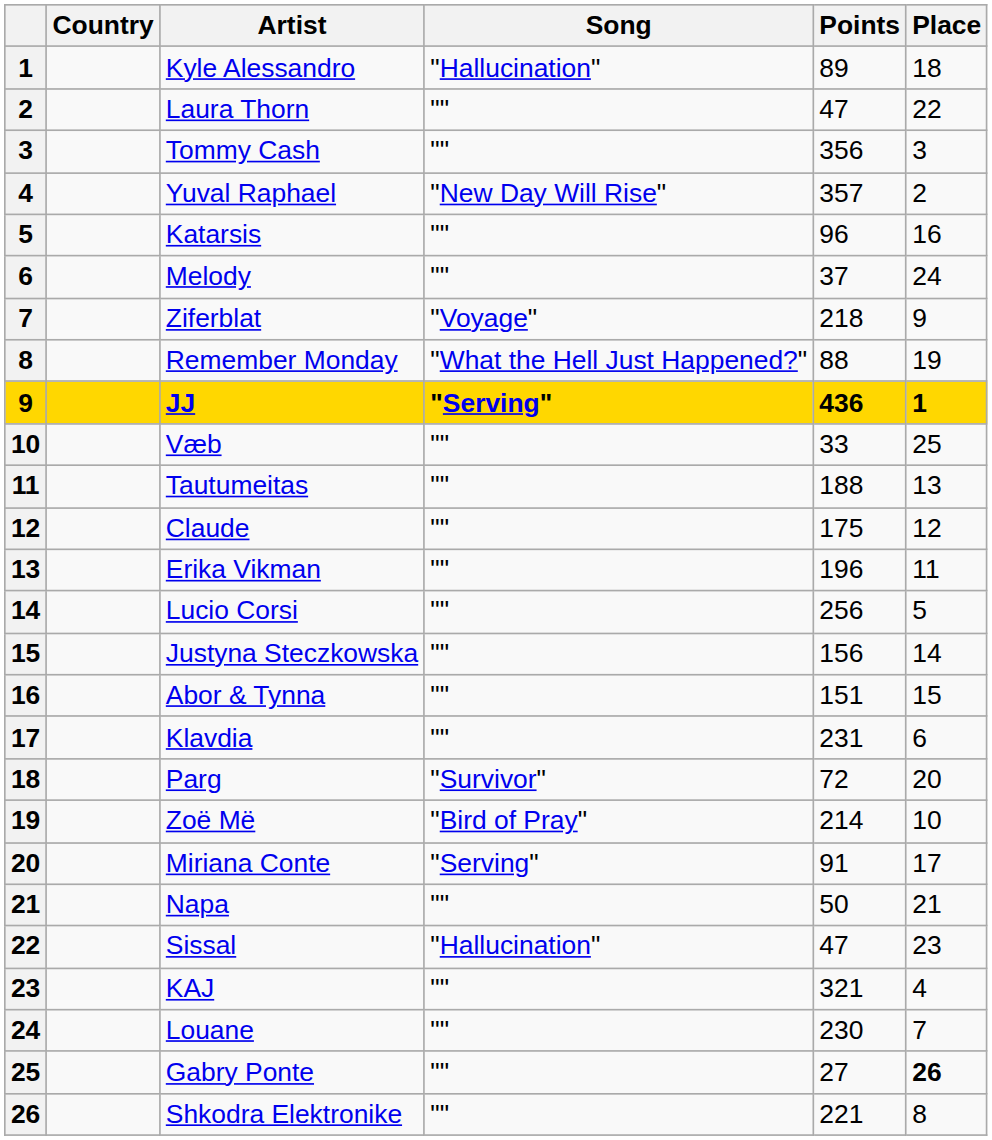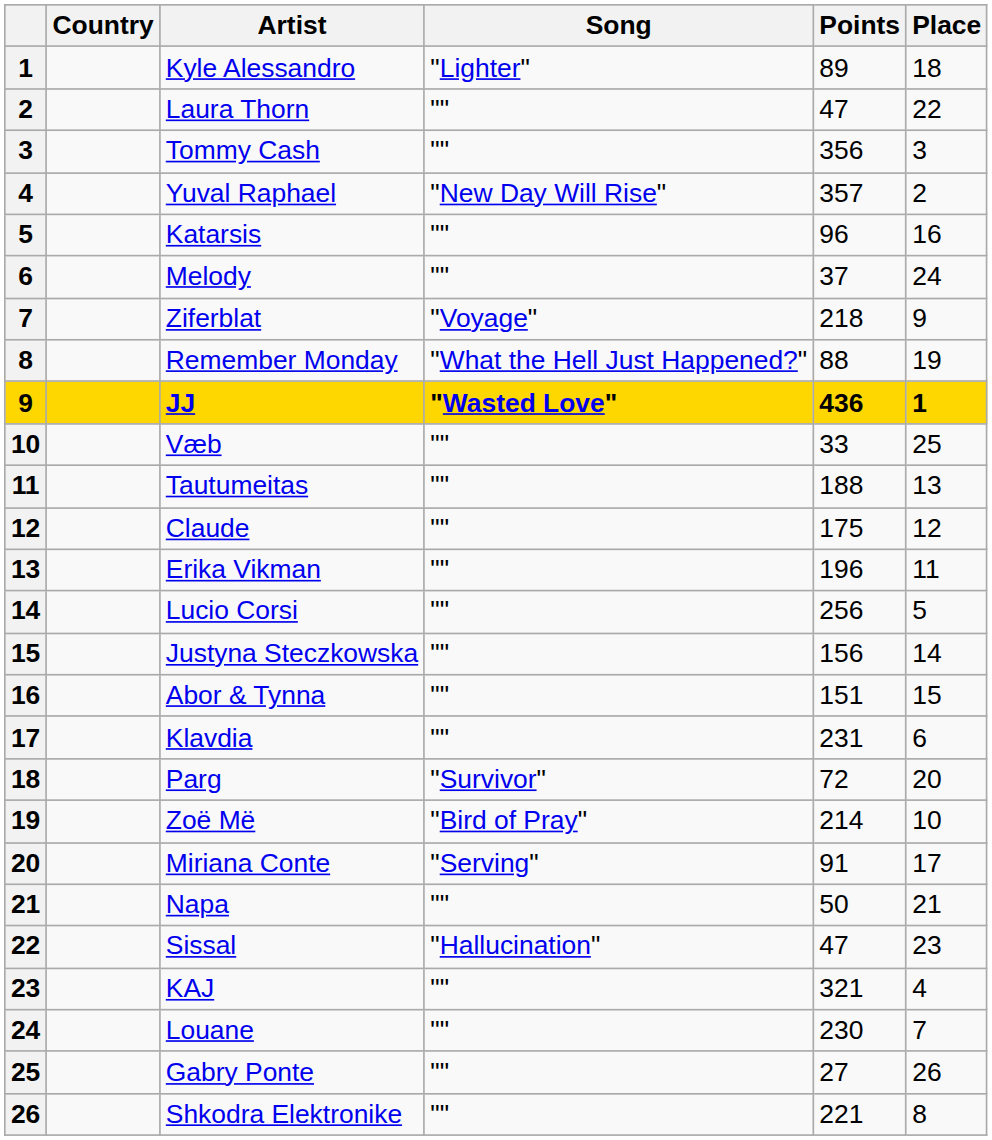(515, 67) "Hallucination" -> (480, 67) "Lighter"
(491, 402) "Serving" -> (524, 402) "Wasted Love"
(927, 1072) bold -> (927, 1072) normal
